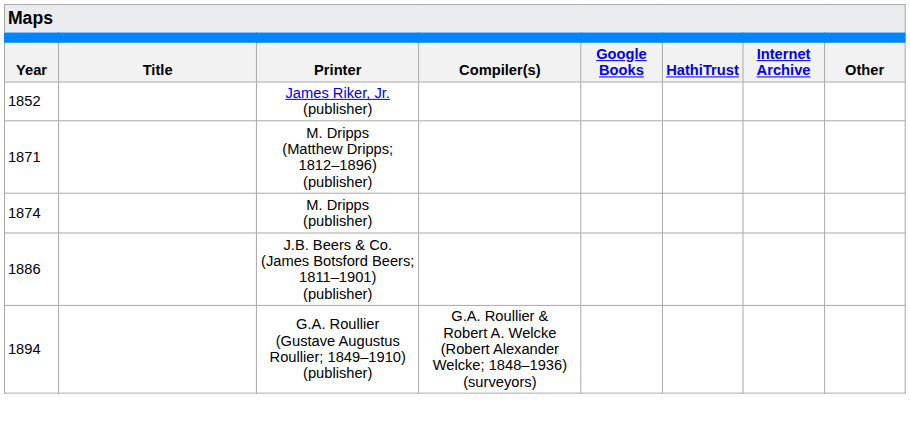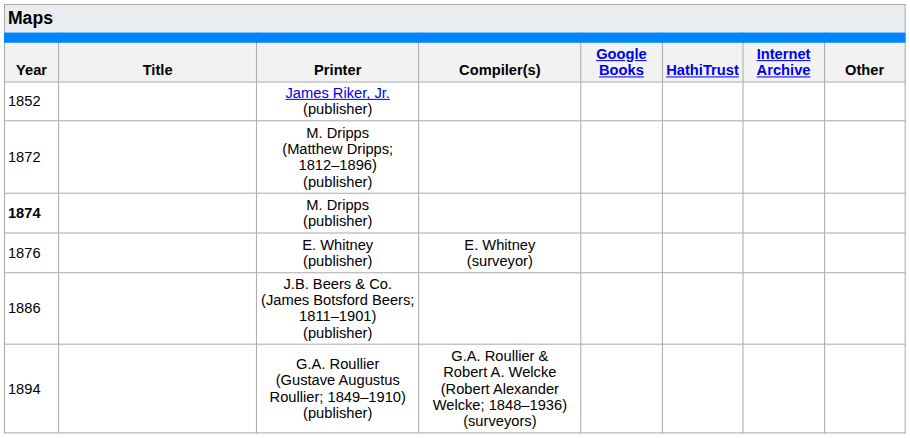(24, 158) 1871 -> (24, 158) 1872
(24, 213) normal -> (24, 213) bold
+ row: (338, 253)
